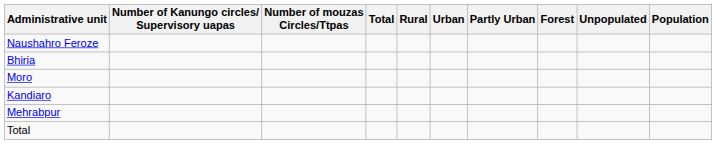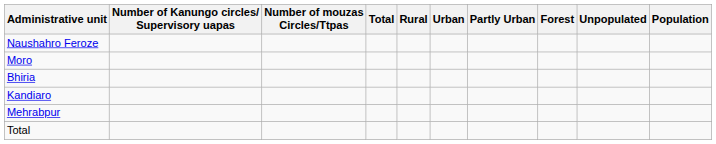rows swapped: (21, 60) <-> (19, 78)
